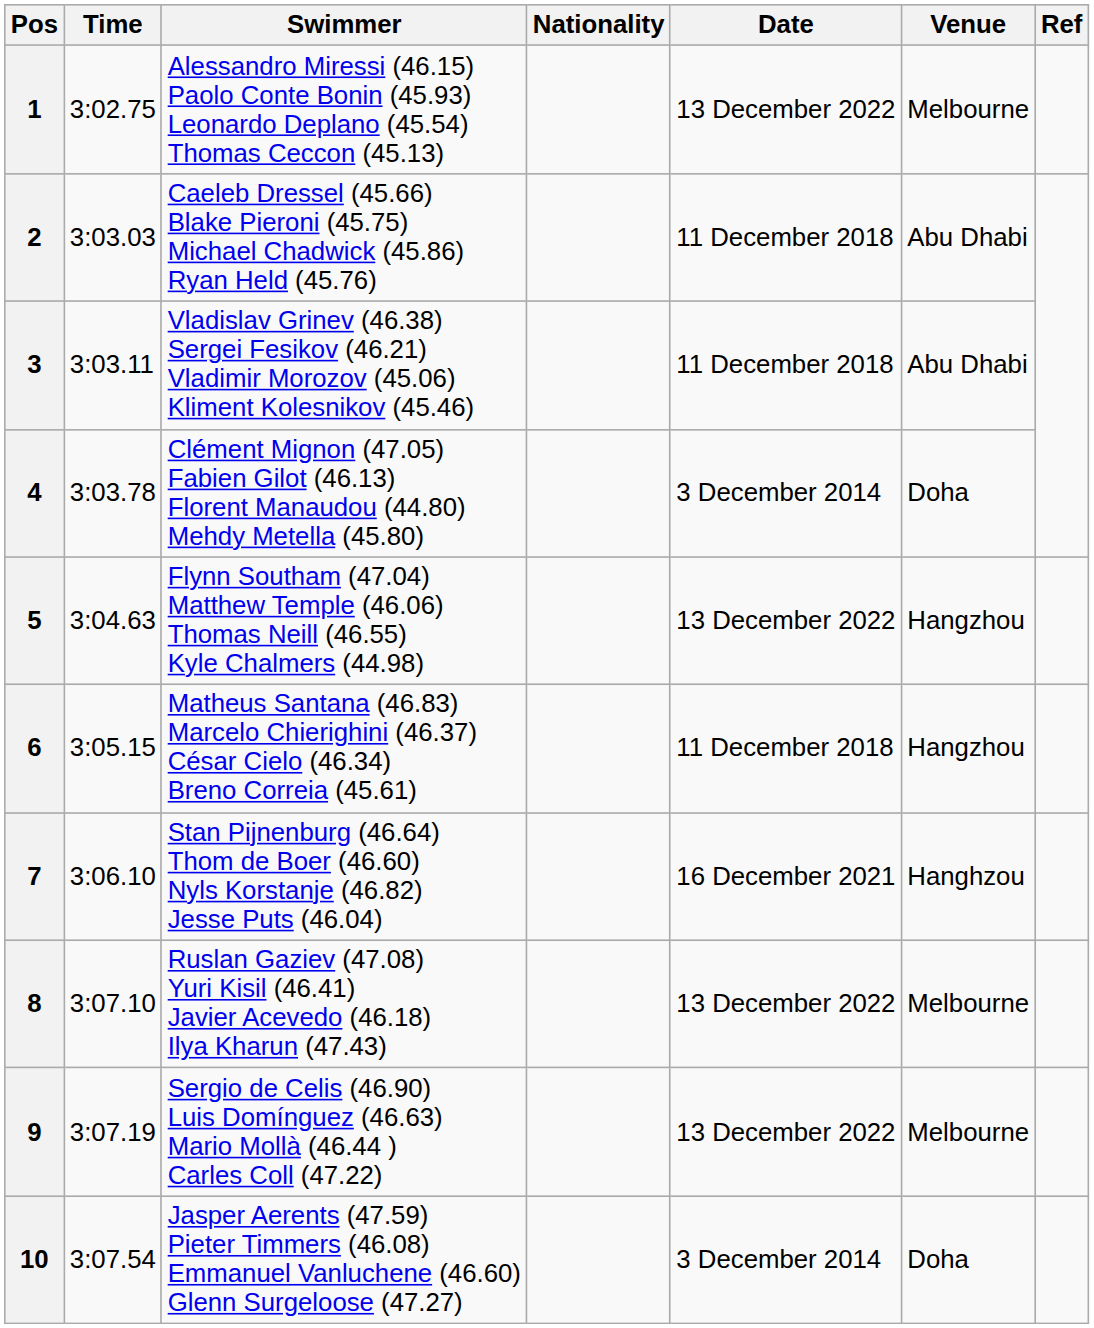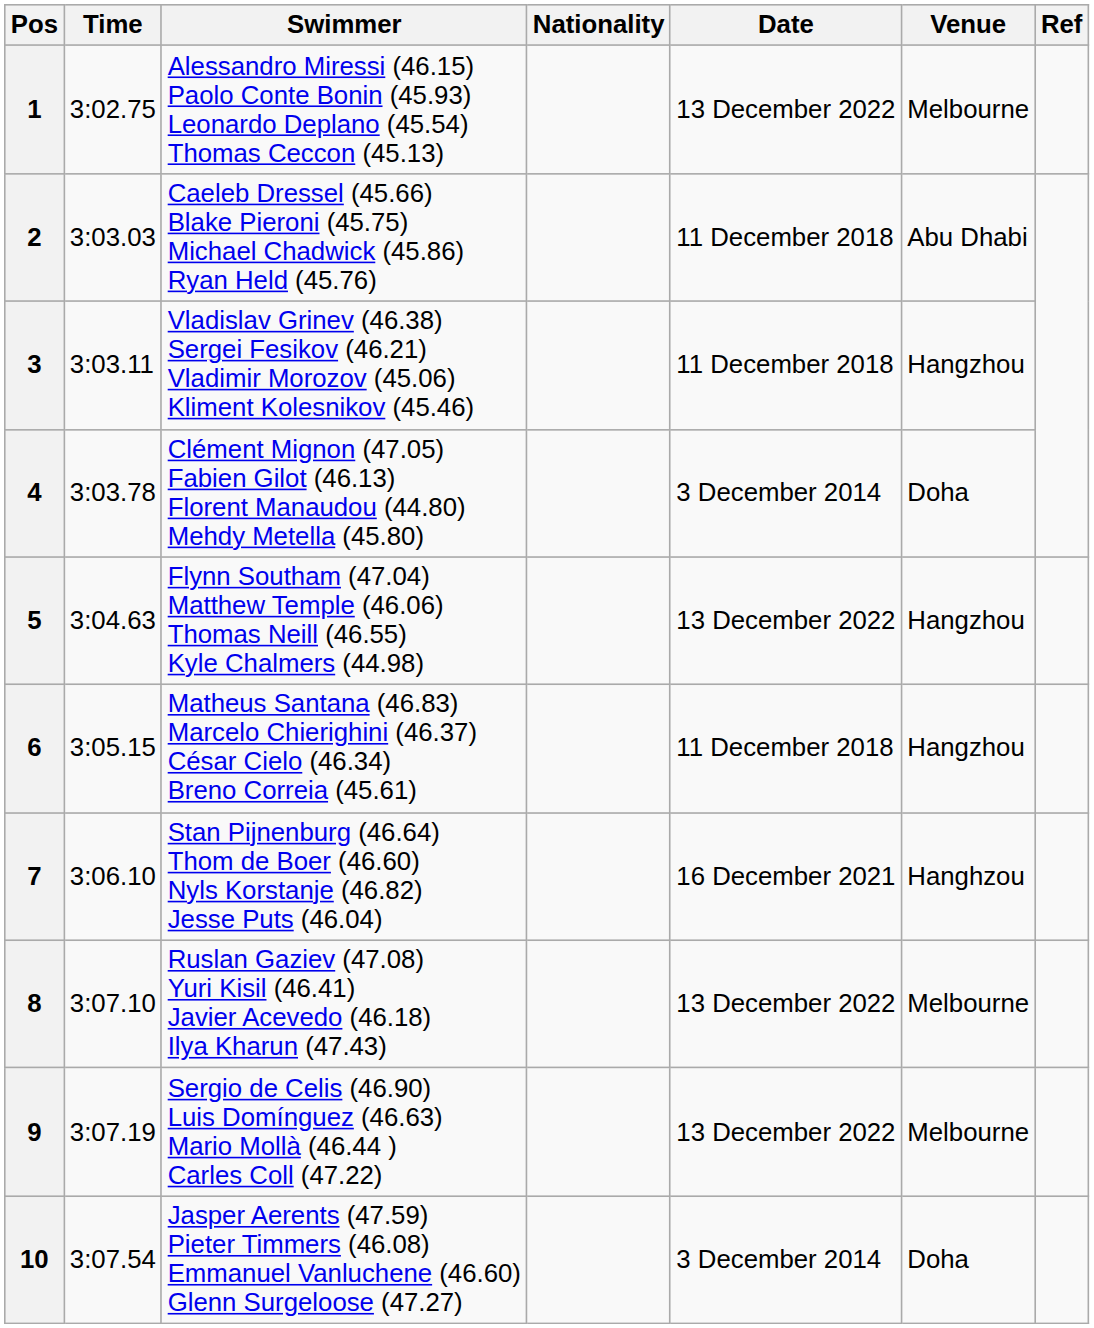(967, 364) Abu Dhabi -> (966, 364) Hangzhou
